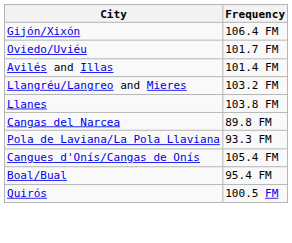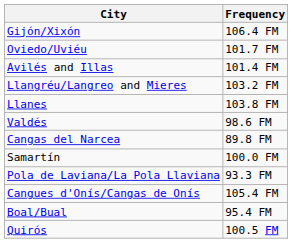+ row: (27, 121)
+ row: (34, 158)
